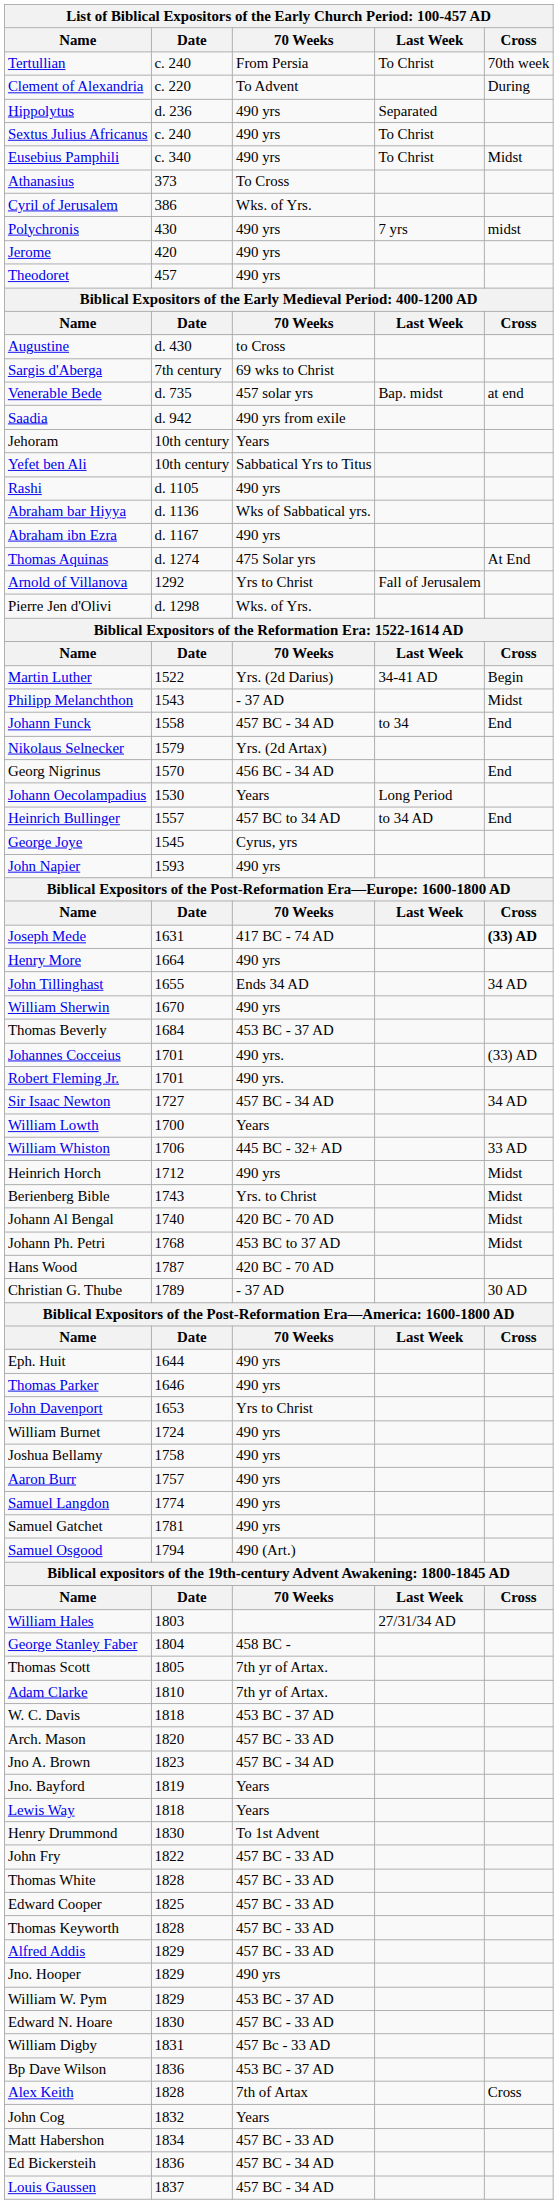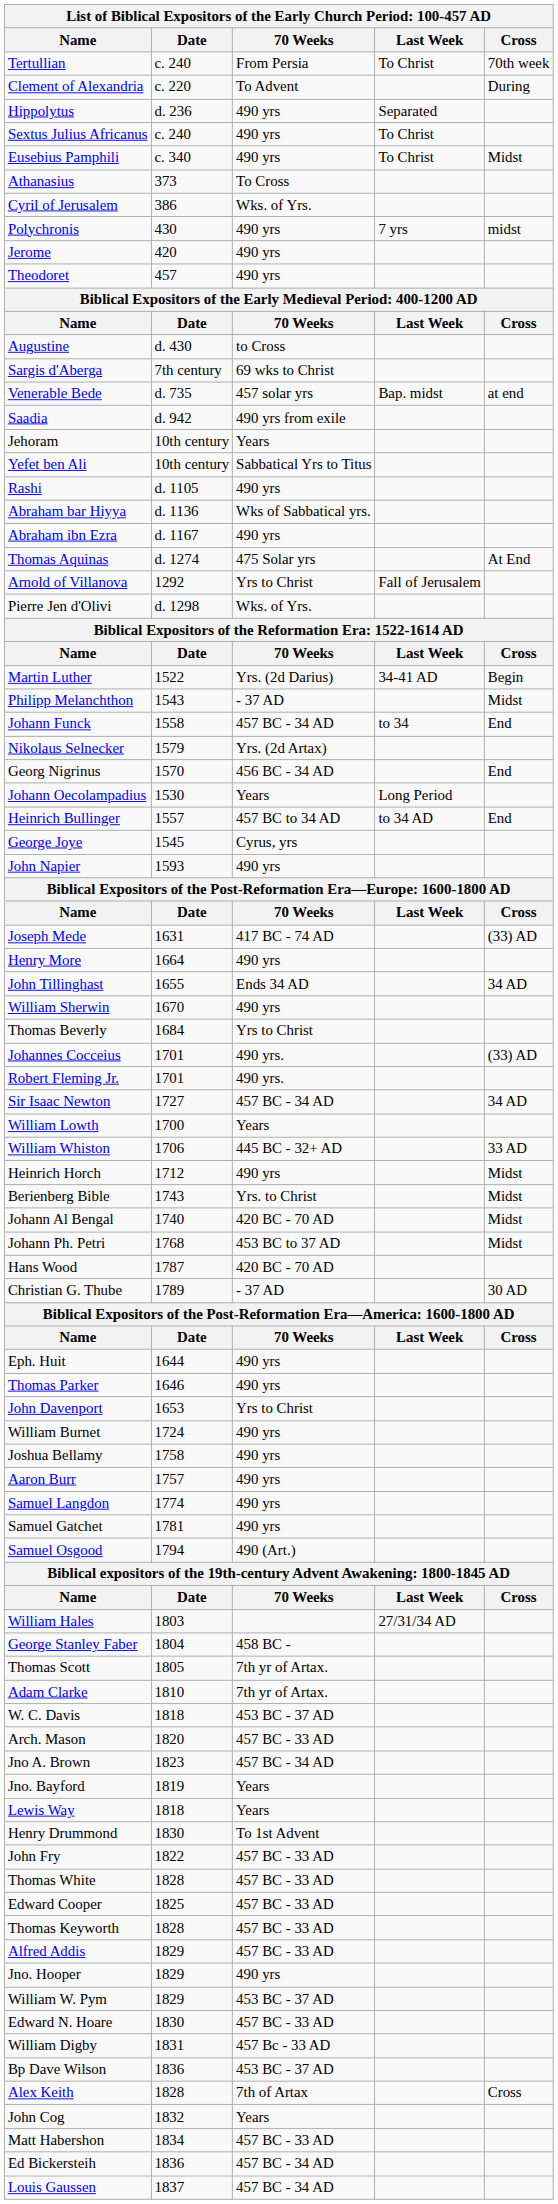(512, 936) bold -> (512, 936) normal
(285, 1031) 453 BC - 37 AD -> (275, 1031) Yrs to Christ
